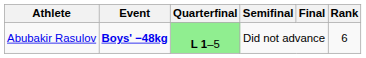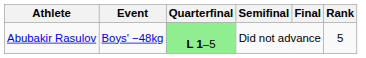(135, 38) bold -> (132, 38) normal
(344, 38) 6 -> (340, 38) 5
